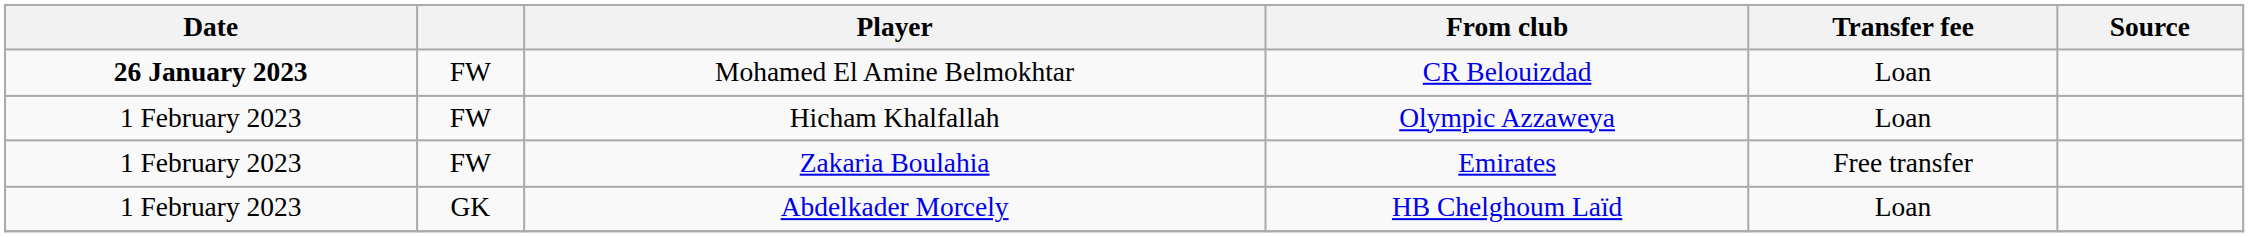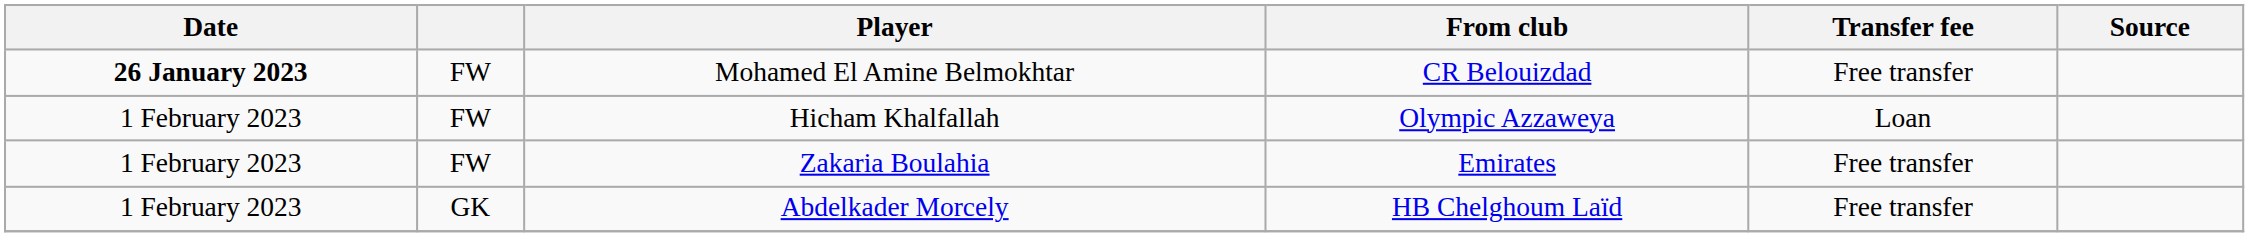(1903, 72) Loan -> (1903, 72) Free transfer
(1903, 208) Loan -> (1903, 208) Free transfer
